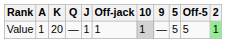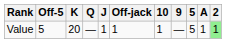columns swapped: (42, 13) <-> (195, 13)
(142, 30) lightgrey background -> (160, 30) no background
